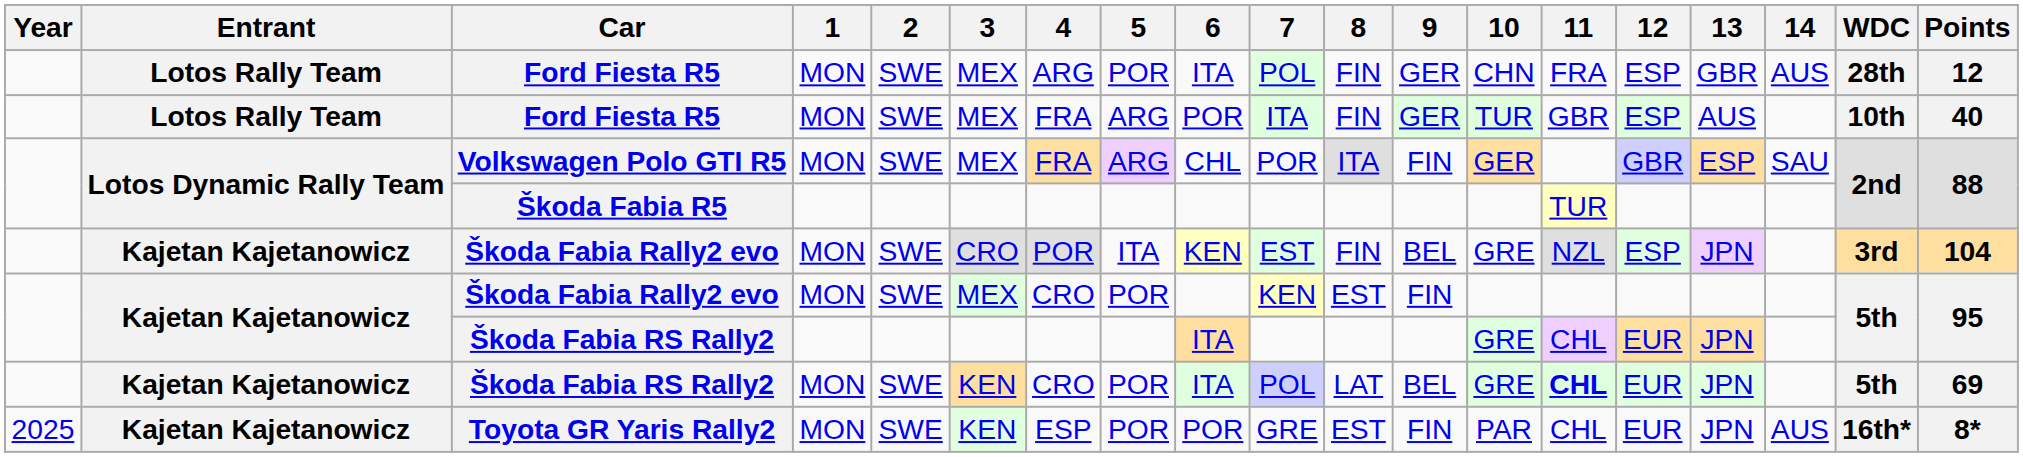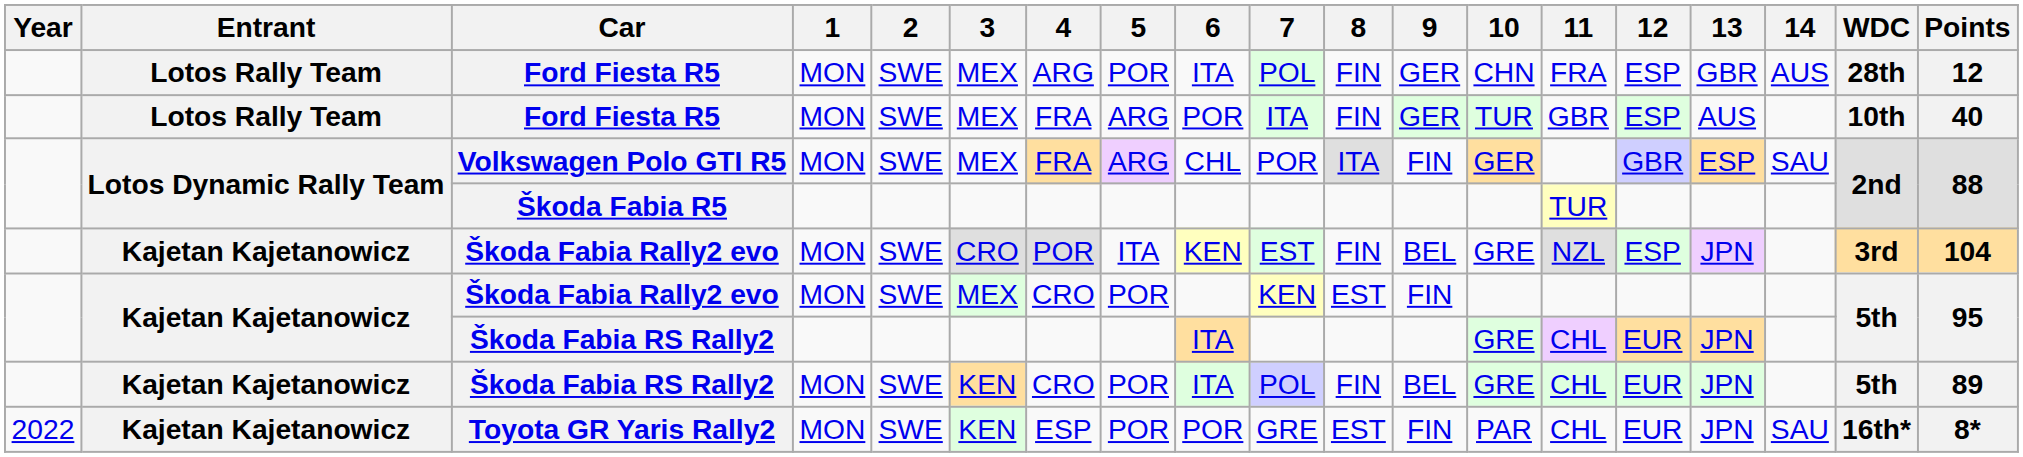(1358, 384) LAT -> (1358, 384) FIN
(1578, 384) bold -> (1578, 384) normal
(1967, 384) 69 -> (1967, 384) 89
(43, 429) 2025 -> (43, 429) 2022
(1800, 429) AUS -> (1800, 429) SAU
